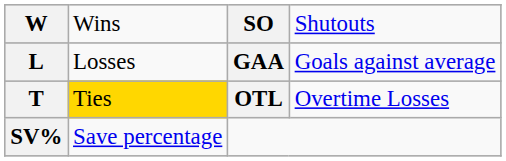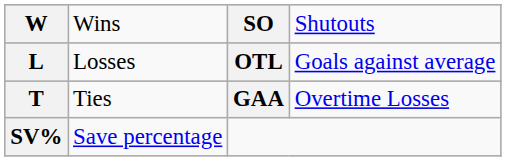(258, 61) GAA -> (258, 61) OTL
(92, 99) gold background -> (92, 99) no background
(258, 99) OTL -> (258, 99) GAA
